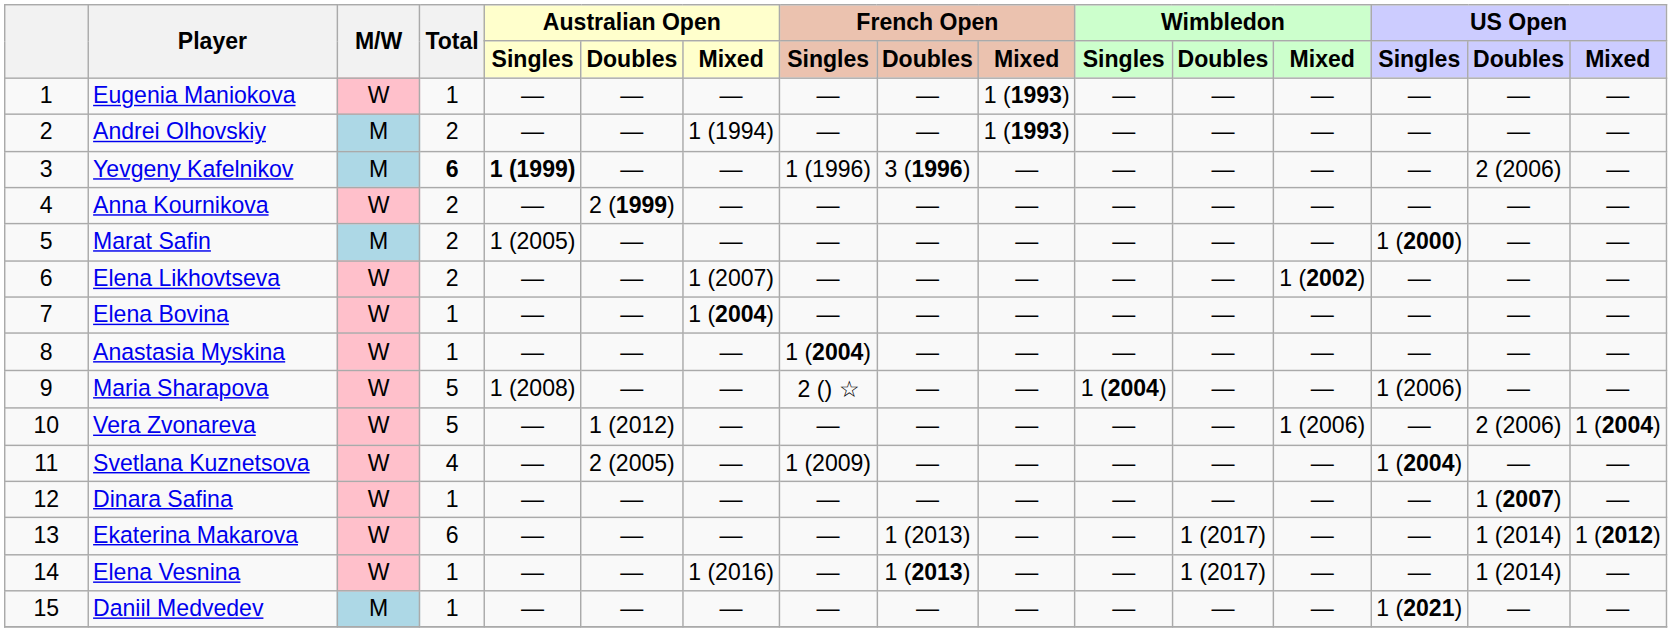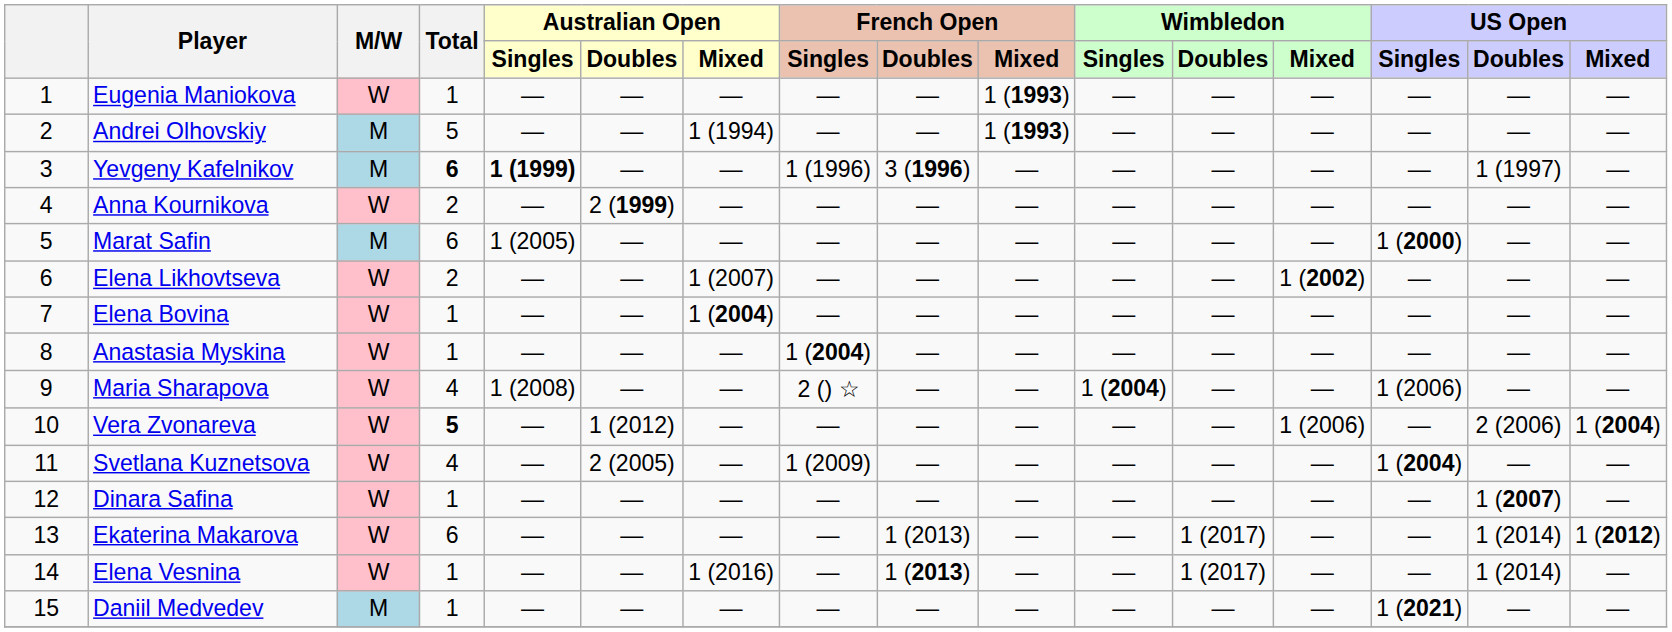(452, 132) 2 -> (452, 132) 5
(1519, 168) 2 (2006) -> (1519, 168) 1 (1997)
(452, 242) 2 -> (452, 242) 6
(452, 388) 5 -> (452, 388) 4
(452, 426) normal -> (452, 426) bold
